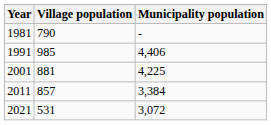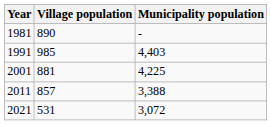(46, 33) 790 -> (46, 33) 890
(152, 52) 4,406 -> (152, 52) 4,403
(152, 91) 3,384 -> (152, 91) 3,388
